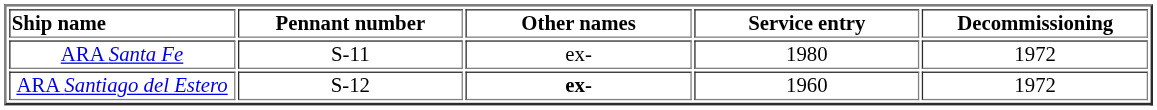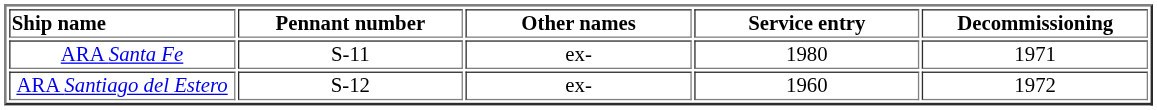(1035, 54) 1972 -> (1035, 54) 1971
(579, 85) bold -> (579, 85) normal
